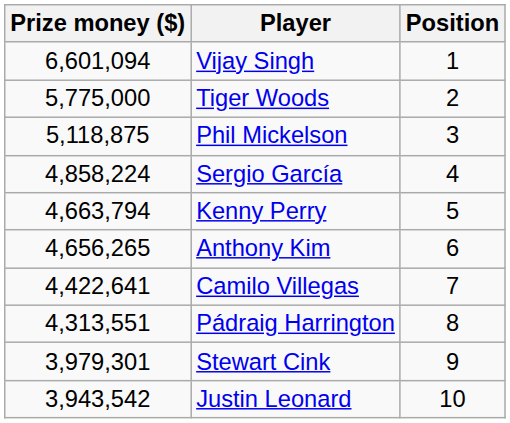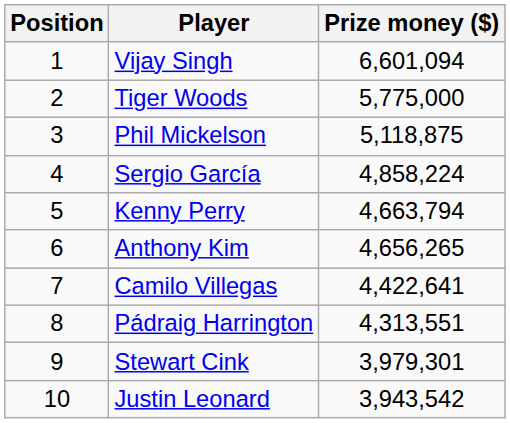columns swapped: (453, 23) <-> (98, 23)
